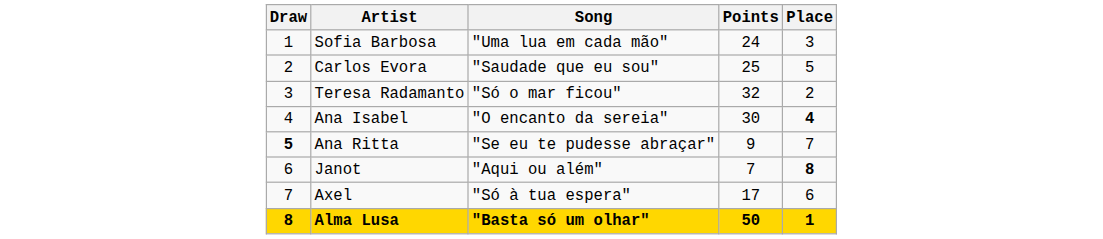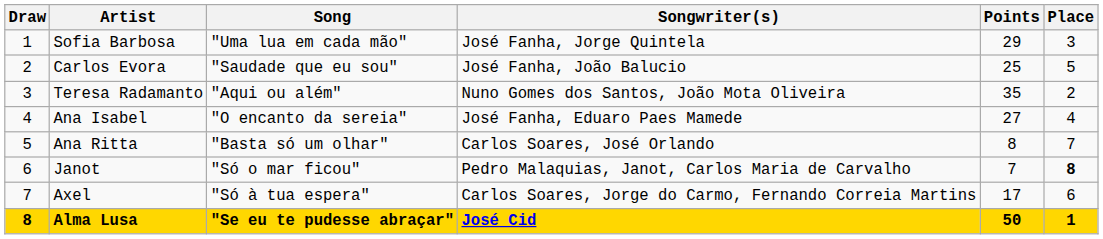+ column: (719, 17)
(751, 43) 24 -> (1012, 43) 29
(547, 94) "Só o mar ficou" -> (276, 94) "Aqui ou além"
(751, 94) 32 -> (1012, 94) 35
(751, 119) 30 -> (1012, 119) 27
(810, 119) bold -> (1071, 119) normal
(288, 144) bold -> (27, 144) normal
(594, 144) "Se eu te pudesse abraçar" -> (300, 144) "Basta só um olhar"
(751, 144) 9 -> (1012, 144) 8
(537, 170) "Aqui ou além" -> (286, 170) "Só o mar ficou"
(561, 221) "Basta só um olhar" -> (332, 221) "Se eu te pudesse abraçar"
